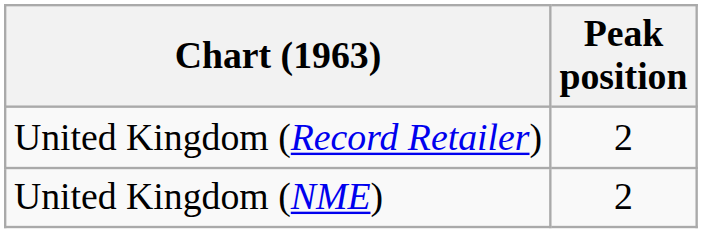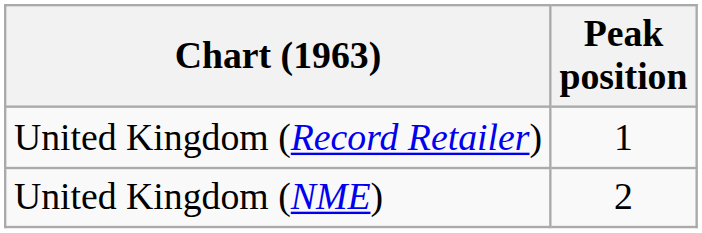(624, 136) 2 -> (624, 136) 1
